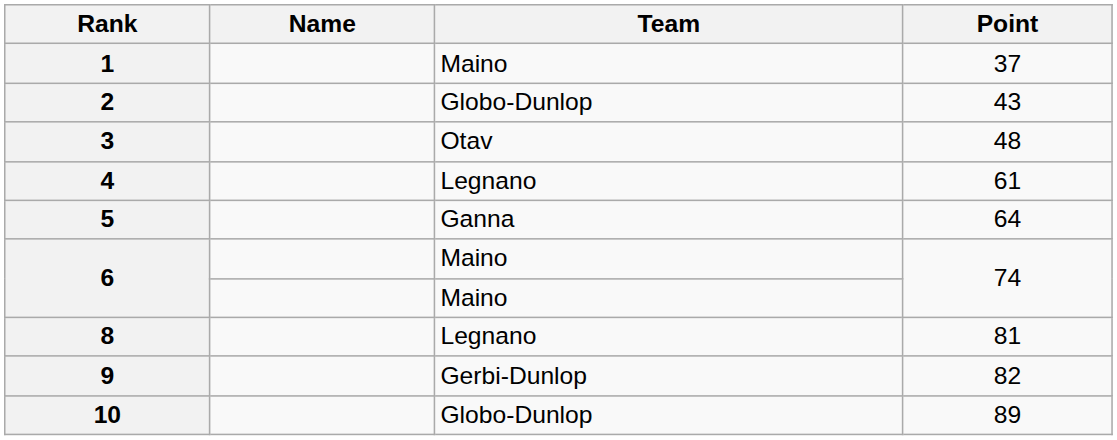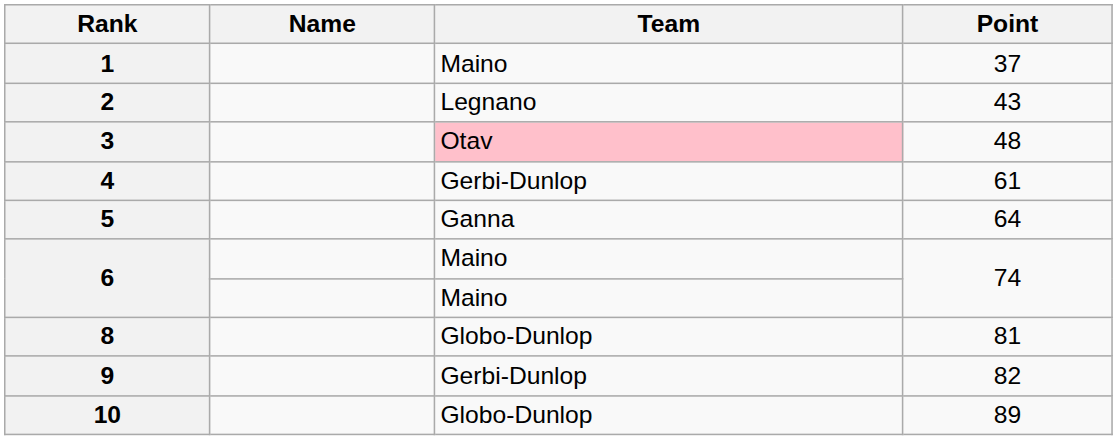(516, 102) Globo-Dunlop -> (488, 102) Legnano
(466, 141) no background -> (466, 141) pink background
(488, 180) Legnano -> (514, 180) Gerbi-Dunlop
(488, 336) Legnano -> (516, 336) Globo-Dunlop
